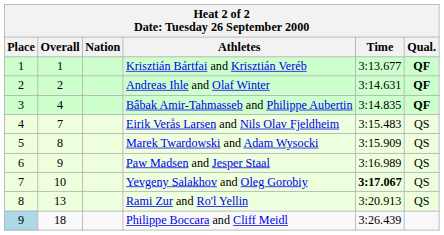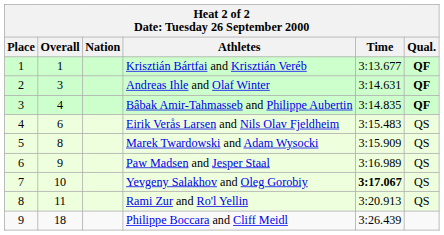(60, 85) 2 -> (60, 85) 3
(60, 124) 7 -> (60, 124) 6
(60, 201) 13 -> (60, 201) 11
(21, 220) lightblue background -> (21, 220) no background
